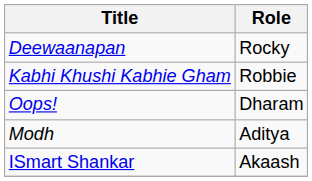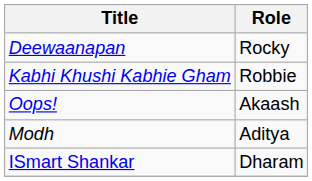(271, 104) Dharam -> (269, 104) Akaash
(269, 162) Akaash -> (271, 162) Dharam
